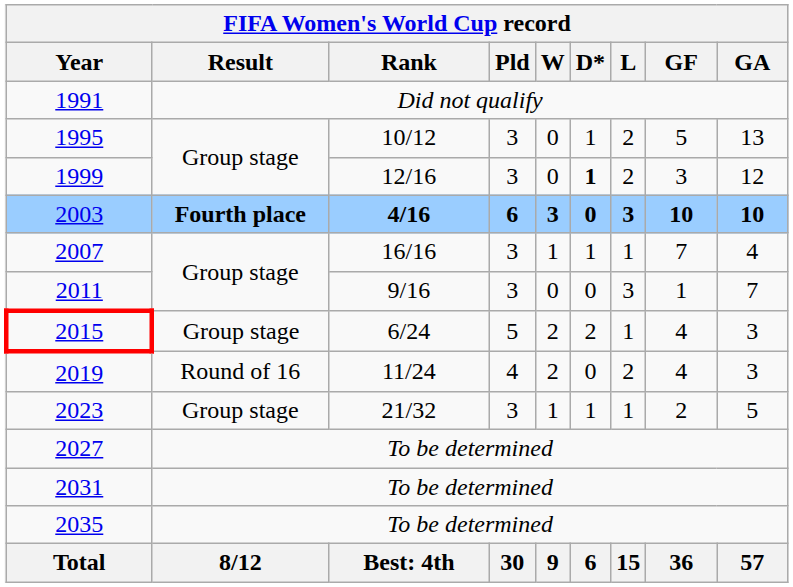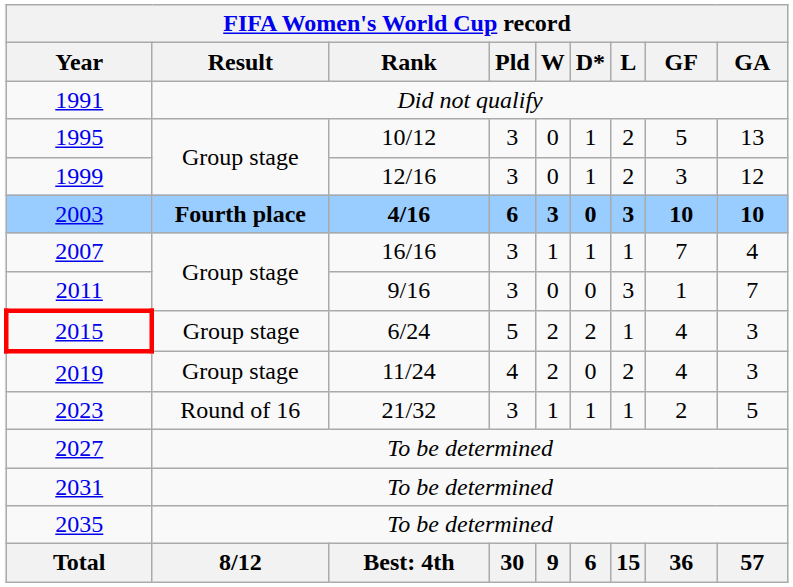(590, 175) bold -> (590, 175) normal
(240, 371) Round of 16 -> (240, 371) Group stage
(240, 410) Group stage -> (240, 410) Round of 16
